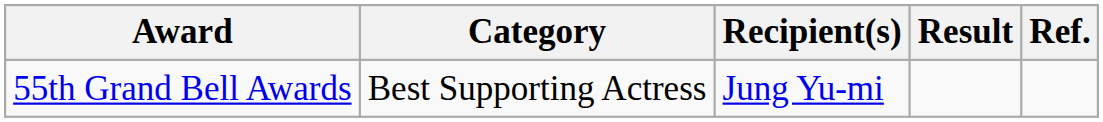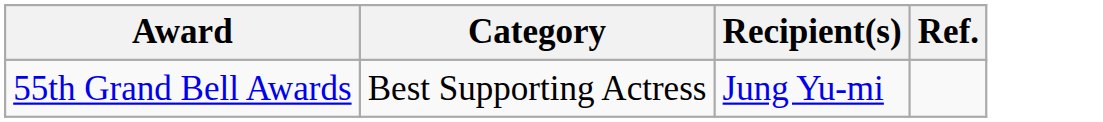- column: (966, 32)
